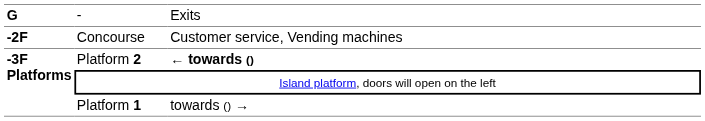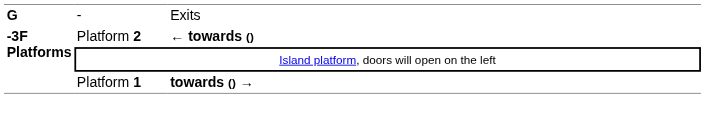- row: (111, 37)
(210, 105) normal -> (212, 82) bold
